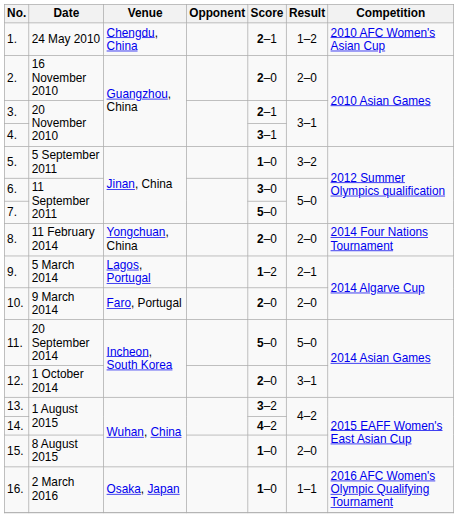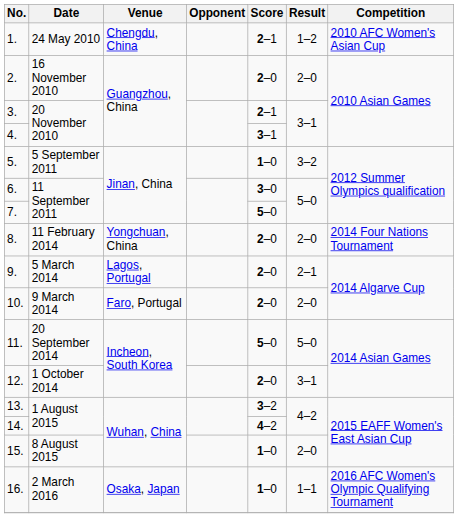(267, 271) 1–2 -> (267, 271) 2–0
